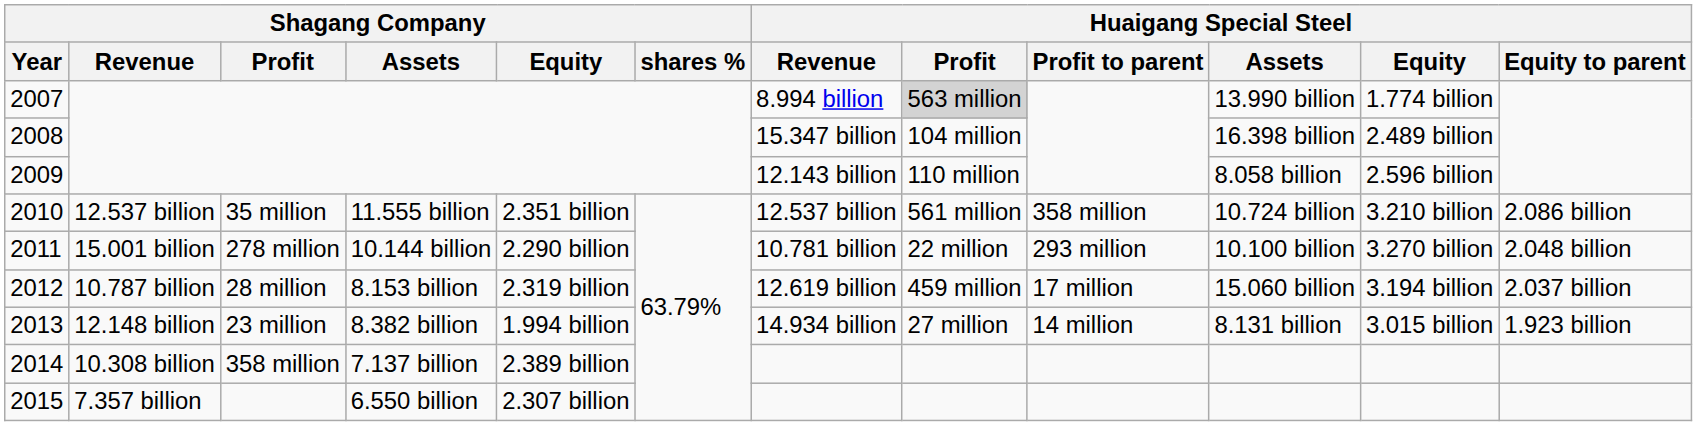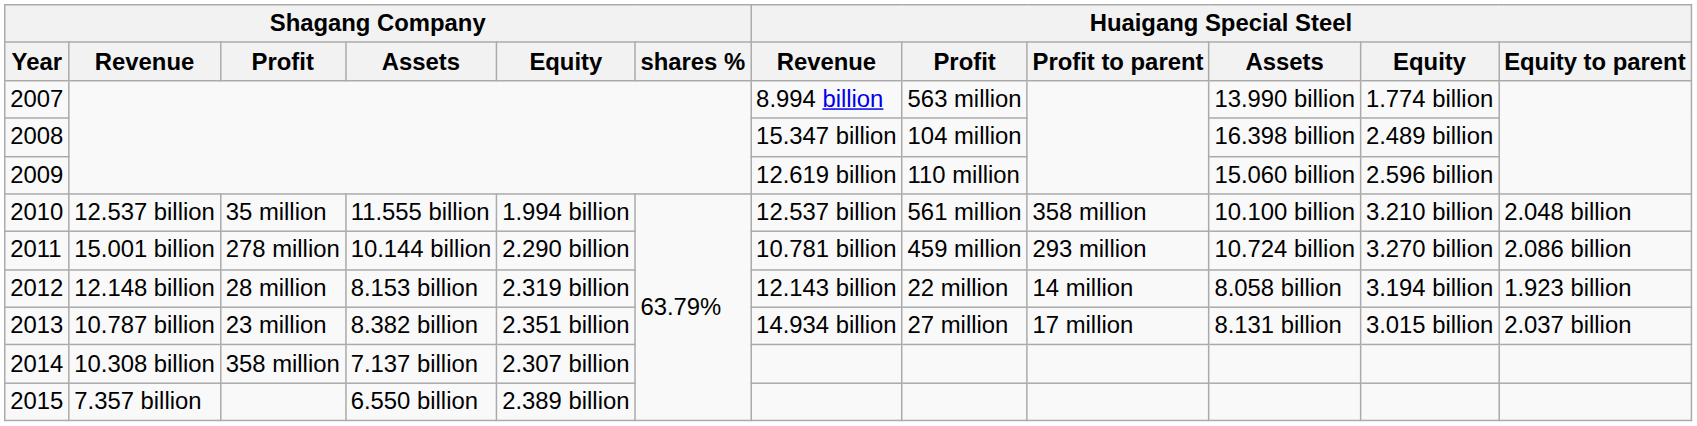(965, 99) lightgrey background -> (965, 99) no background
(826, 174) 12.143 billion -> (826, 174) 12.619 billion
(1278, 174) 8.058 billion -> (1285, 174) 15.060 billion
(566, 212) 2.351 billion -> (566, 212) 1.994 billion
(1285, 212) 10.724 billion -> (1285, 212) 10.100 billion
(1568, 212) 2.086 billion -> (1568, 212) 2.048 billion
(958, 250) 22 million -> (965, 250) 459 million
(1285, 250) 10.100 billion -> (1285, 250) 10.724 billion
(1568, 250) 2.048 billion -> (1568, 250) 2.086 billion
(145, 288) 10.787 billion -> (145, 288) 12.148 billion
(826, 288) 12.619 billion -> (826, 288) 12.143 billion
(965, 288) 459 million -> (958, 288) 22 million
(1083, 288) 17 million -> (1083, 288) 14 million
(1285, 288) 15.060 billion -> (1278, 288) 8.058 billion
(1568, 288) 2.037 billion -> (1568, 288) 1.923 billion
(145, 325) 12.148 billion -> (145, 325) 10.787 billion
(566, 325) 1.994 billion -> (566, 325) 2.351 billion
(1083, 325) 14 million -> (1083, 325) 17 million
(1568, 325) 1.923 billion -> (1568, 325) 2.037 billion
(566, 363) 2.389 billion -> (566, 363) 2.307 billion
(566, 401) 2.307 billion -> (566, 401) 2.389 billion
